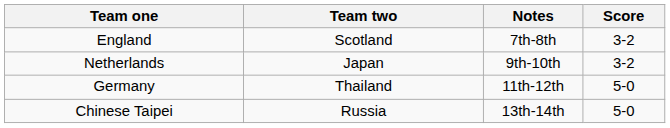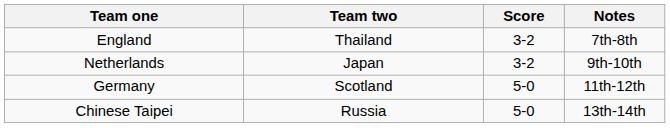columns swapped: (624, 16) <-> (533, 16)
(363, 39) Scotland -> (364, 39) Thailand
(364, 87) Thailand -> (363, 87) Scotland
